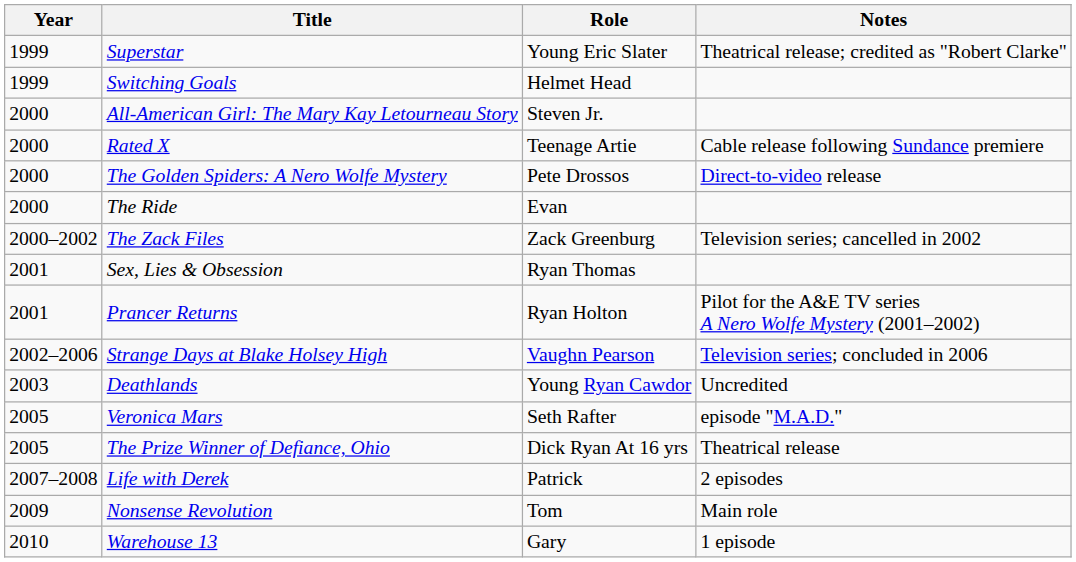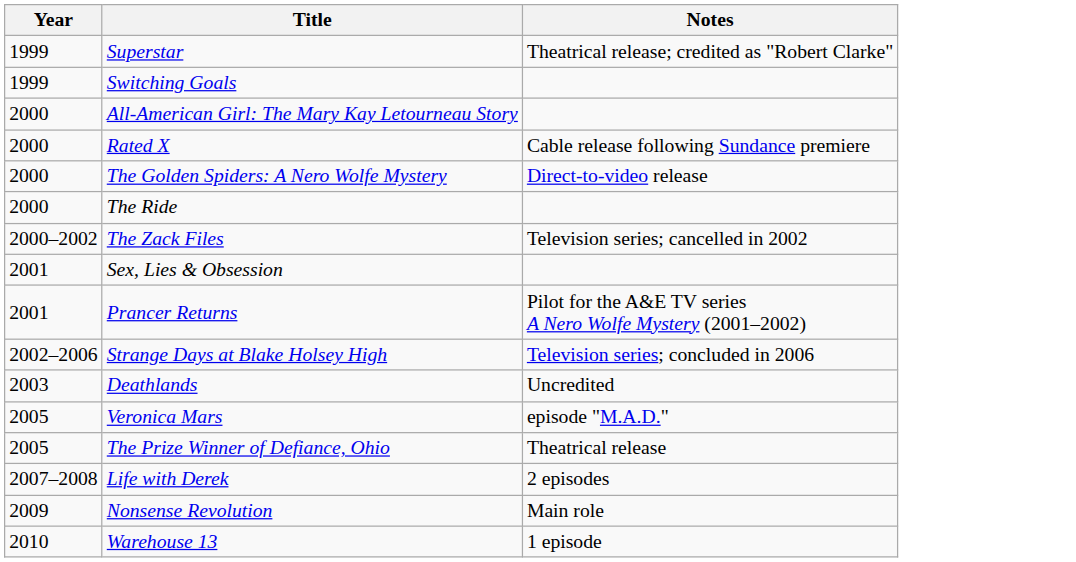- column: (609, 20)
